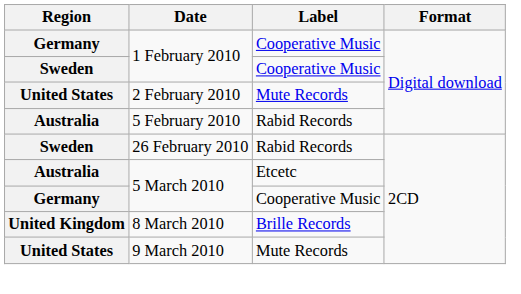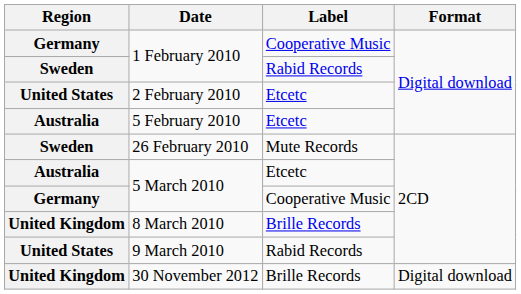(318, 69) Cooperative Music -> (314, 69) Rabid Records
(302, 95) Mute Records -> (286, 95) Etcetc
(304, 120) Rabid Records -> (286, 120) Etcetc
(304, 146) Rabid Records -> (312, 146) Mute Records
(302, 250) Mute Records -> (314, 250) Rabid Records
+ row: (67, 276)
